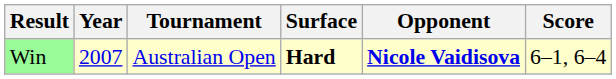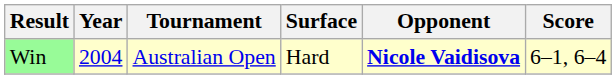(101, 56) 2007 -> (101, 56) 2004
(311, 56) bold -> (308, 56) normal
